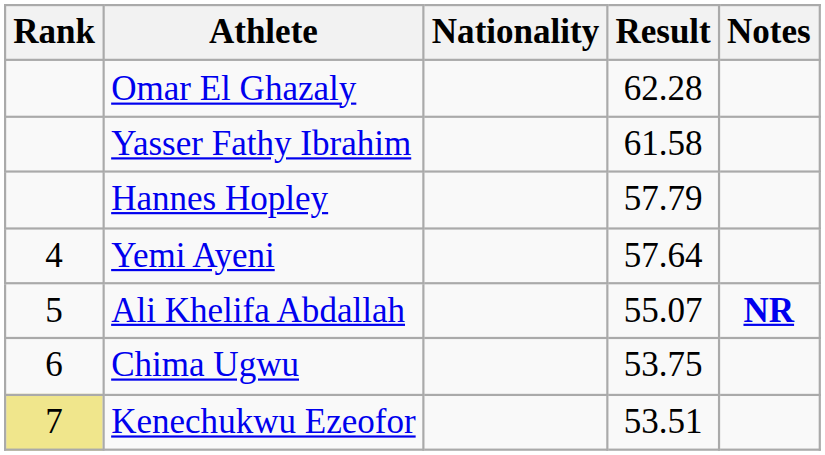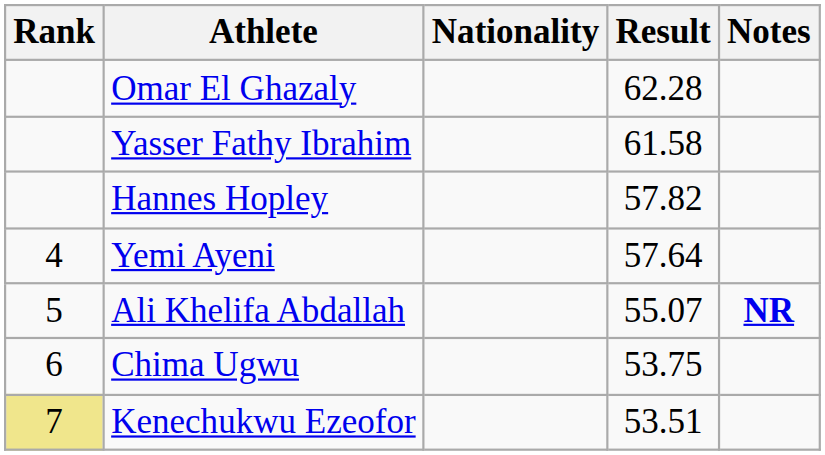(663, 198) 57.79 -> (663, 198) 57.82
